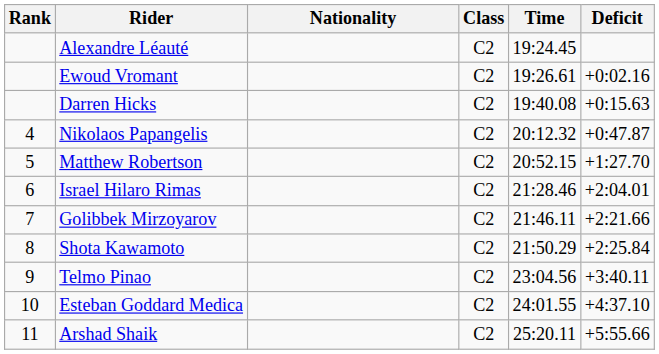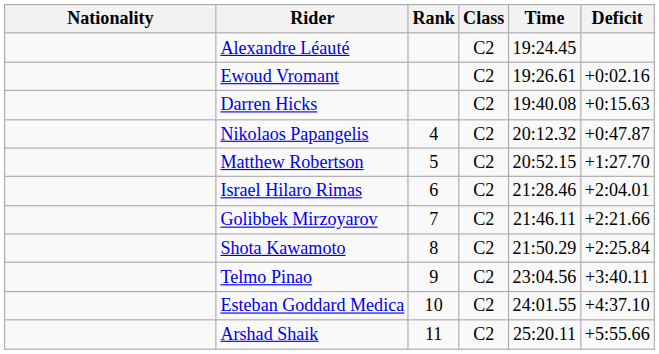columns swapped: (30, 18) <-> (353, 18)
